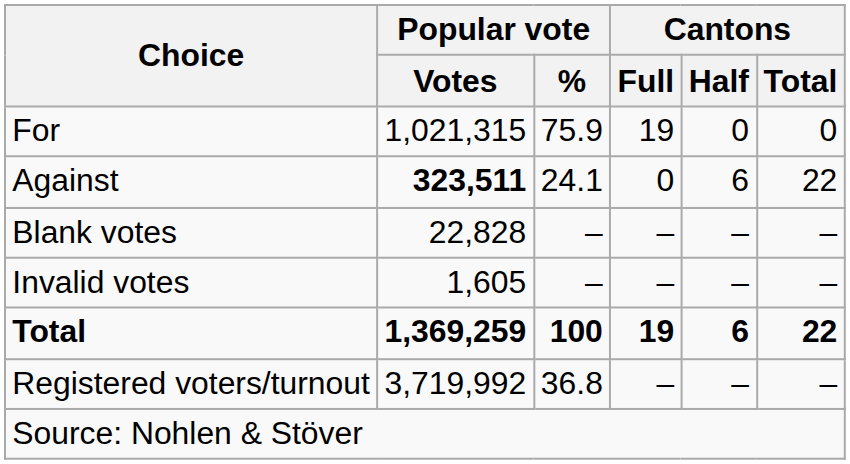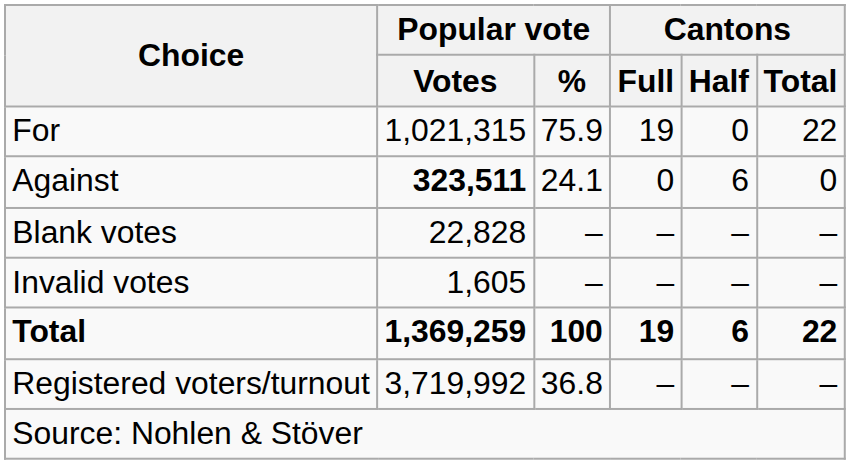(828, 130) 0 -> (820, 130) 22
(820, 181) 22 -> (828, 181) 0
